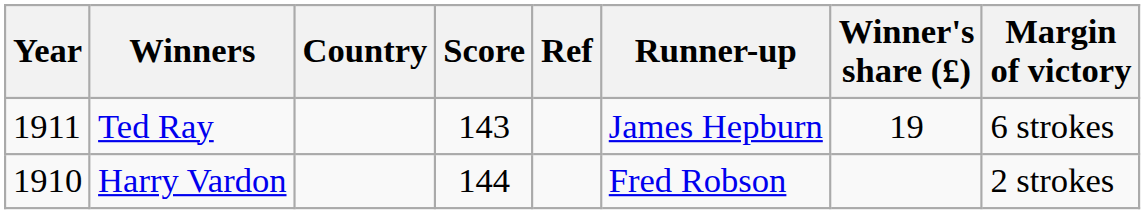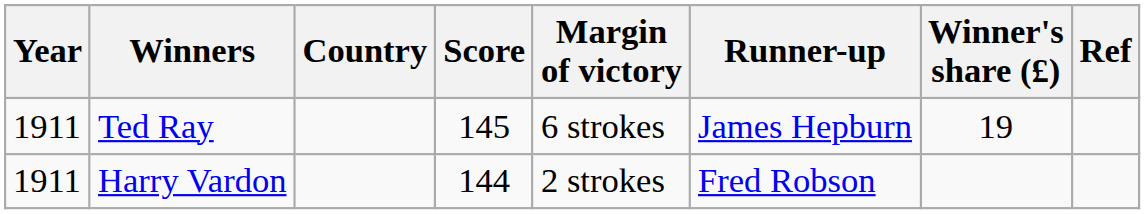columns swapped: (1061, 51) <-> (567, 51)
(484, 125) 143 -> (484, 125) 145
(48, 180) 1910 -> (47, 180) 1911
